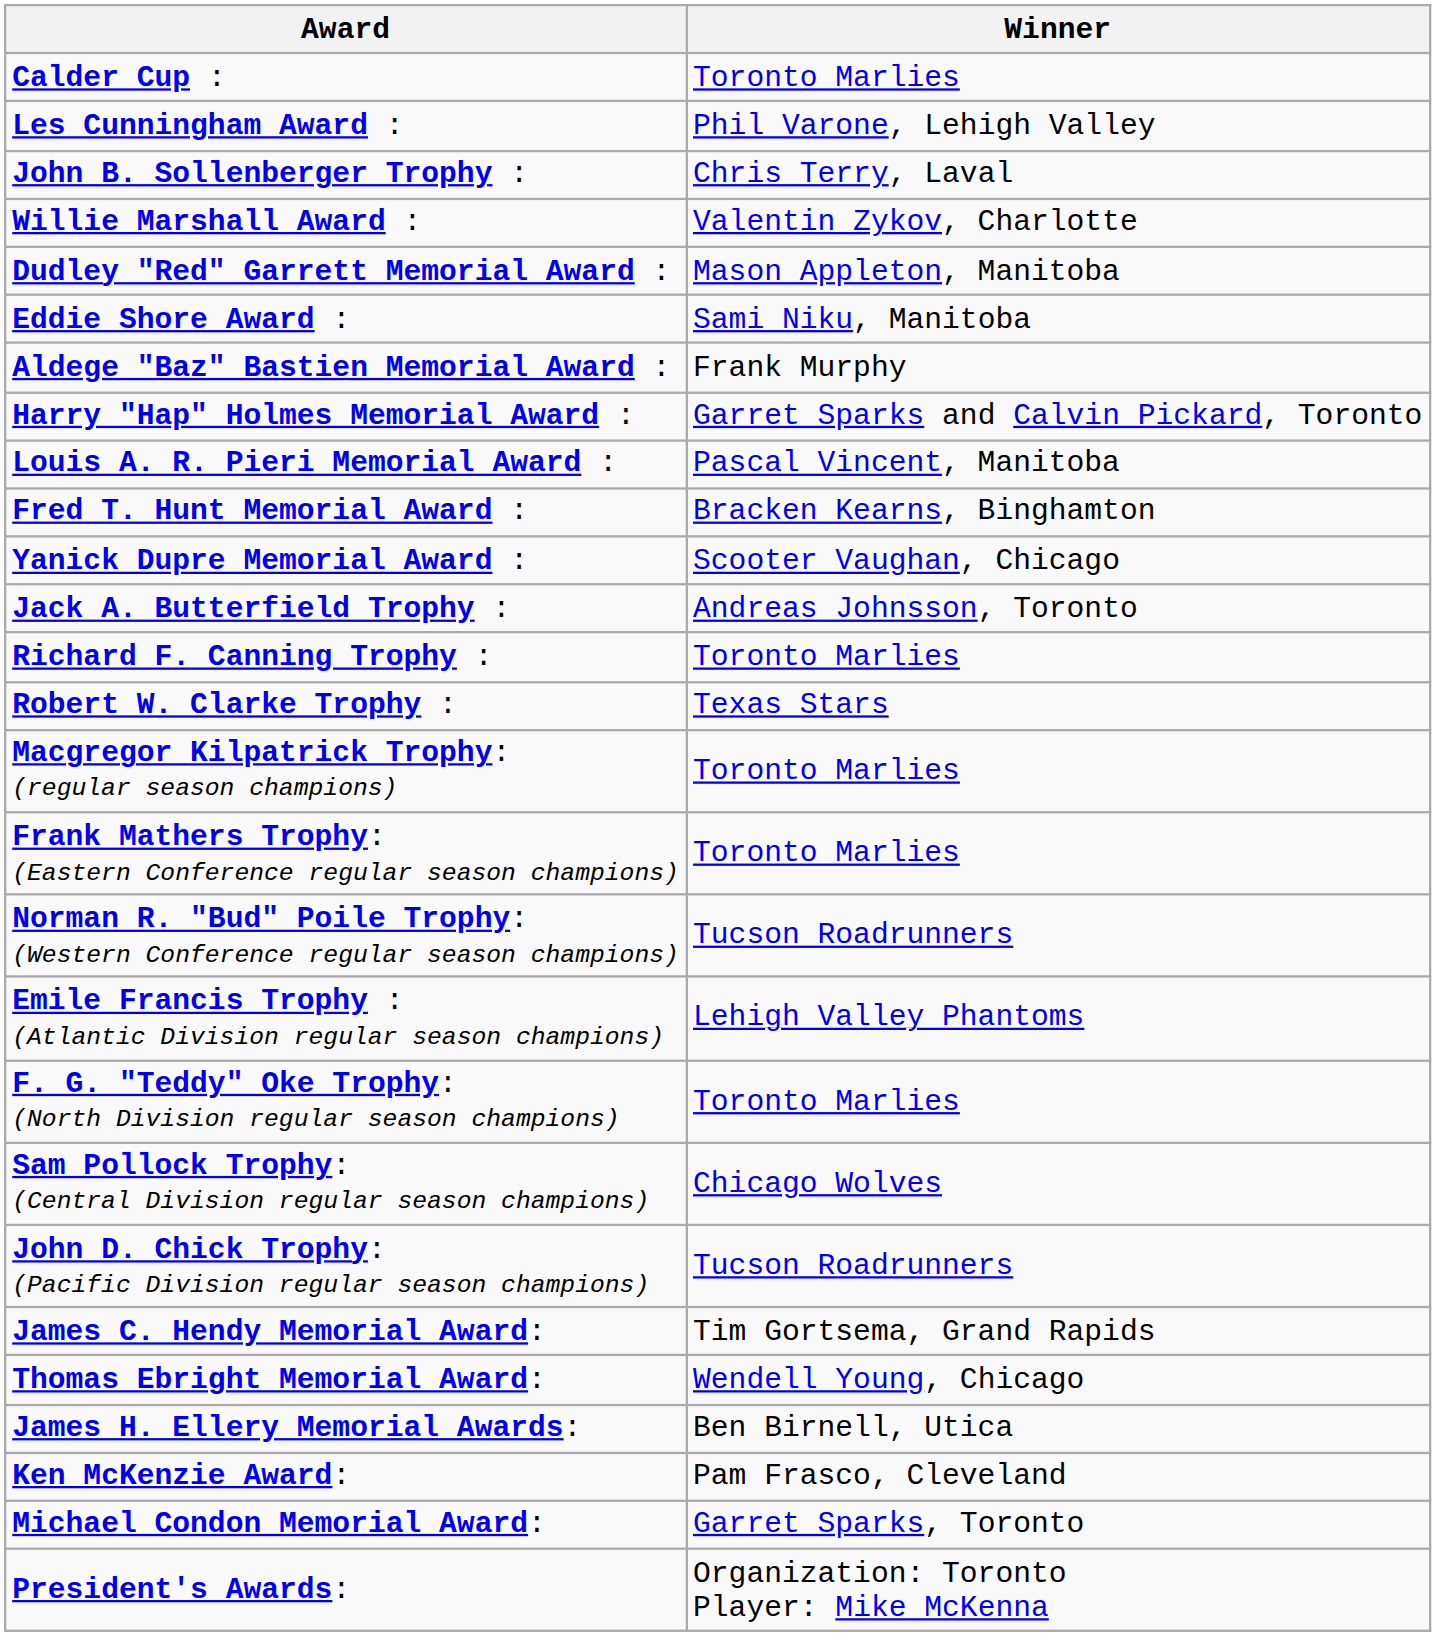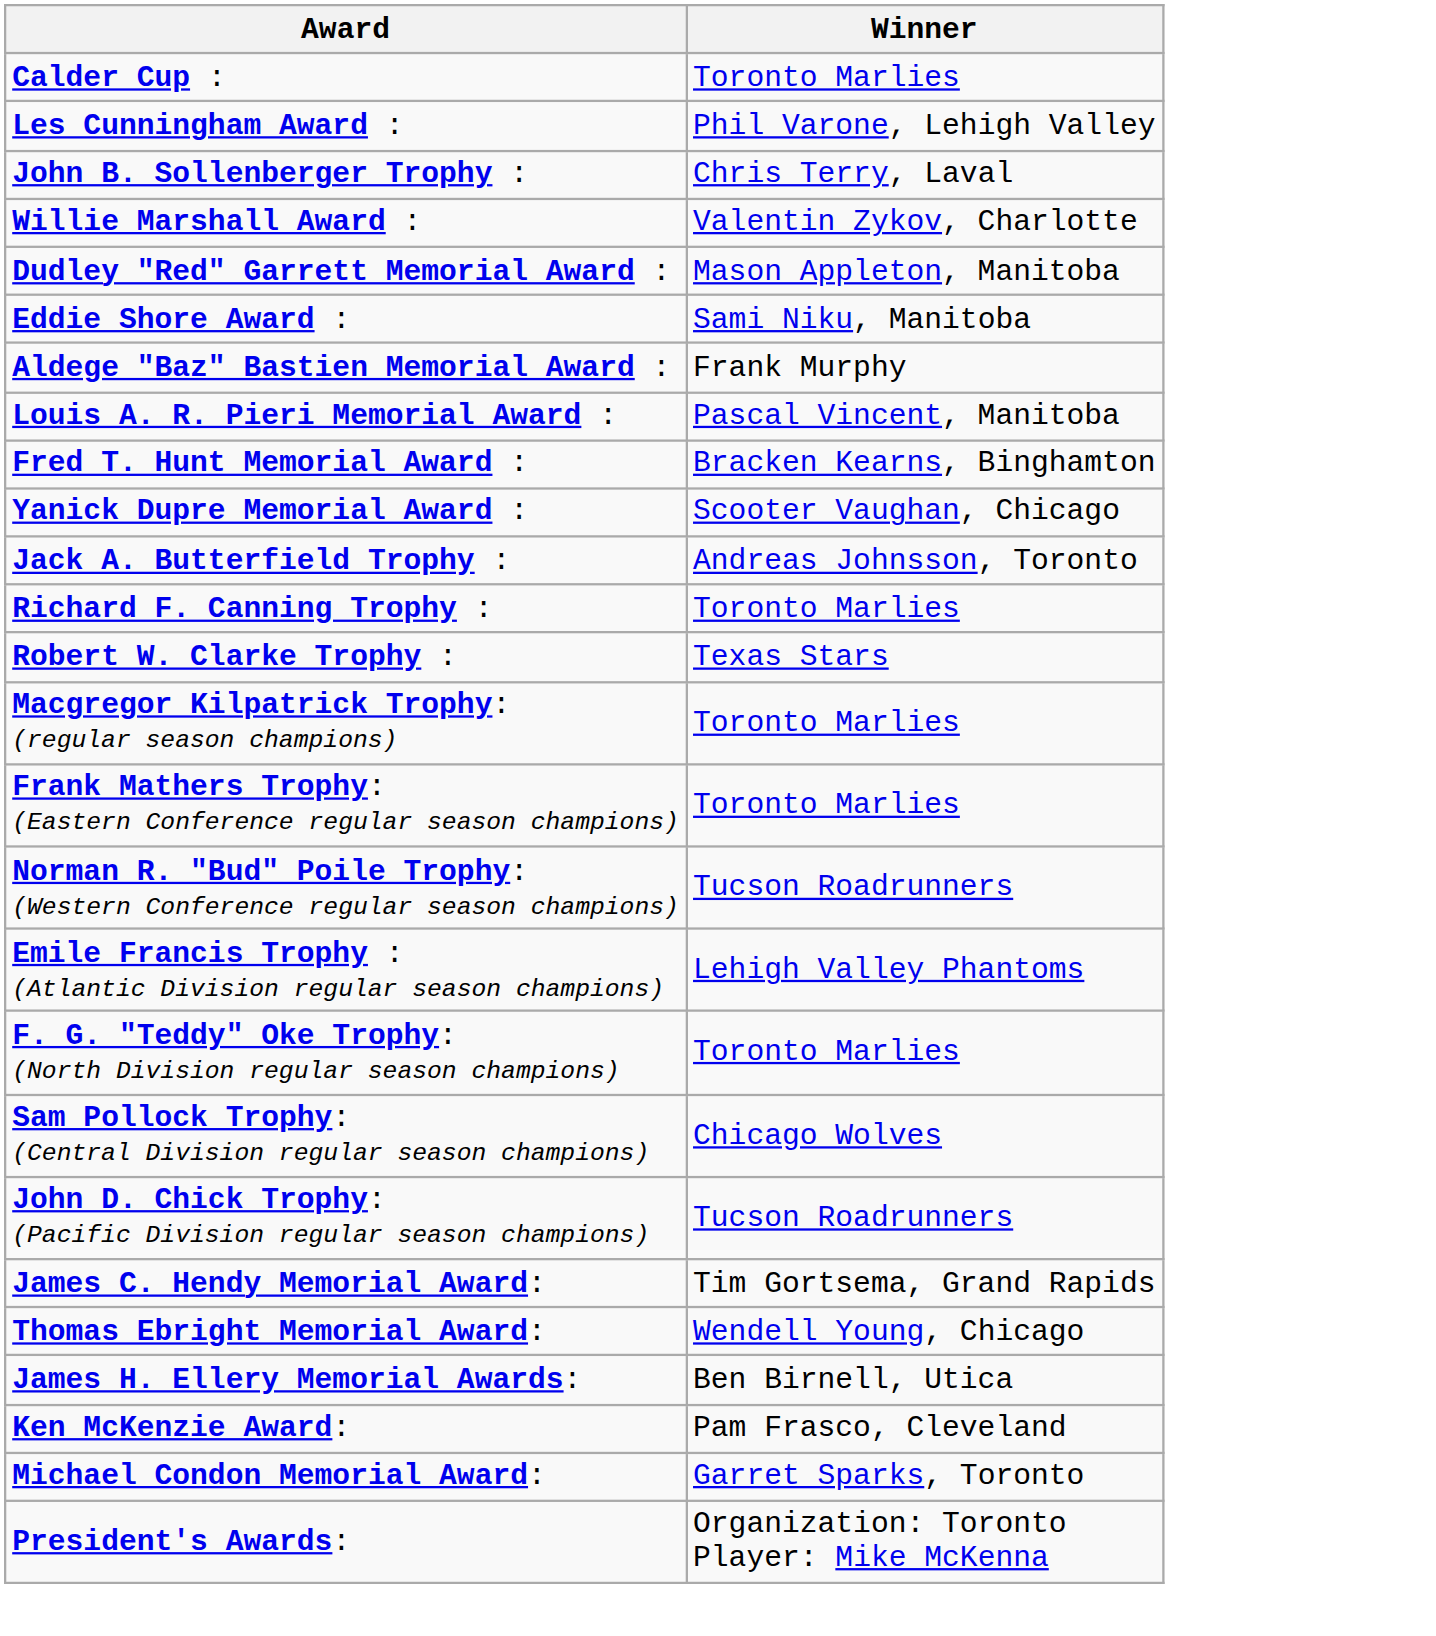- row: (324, 416)
